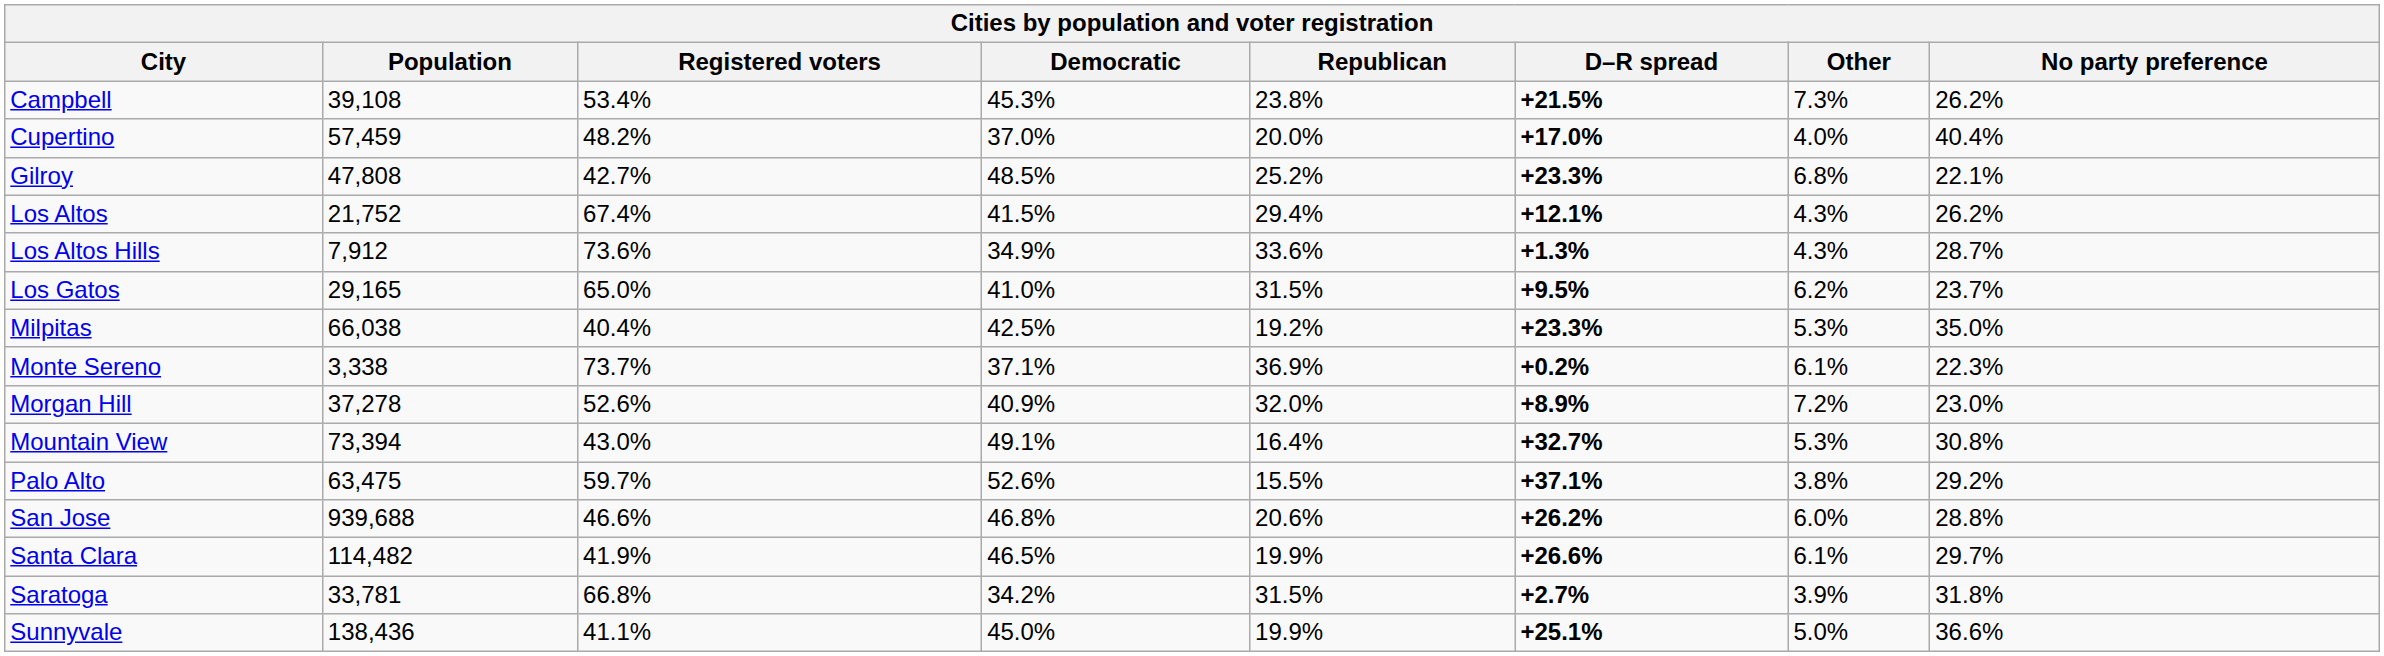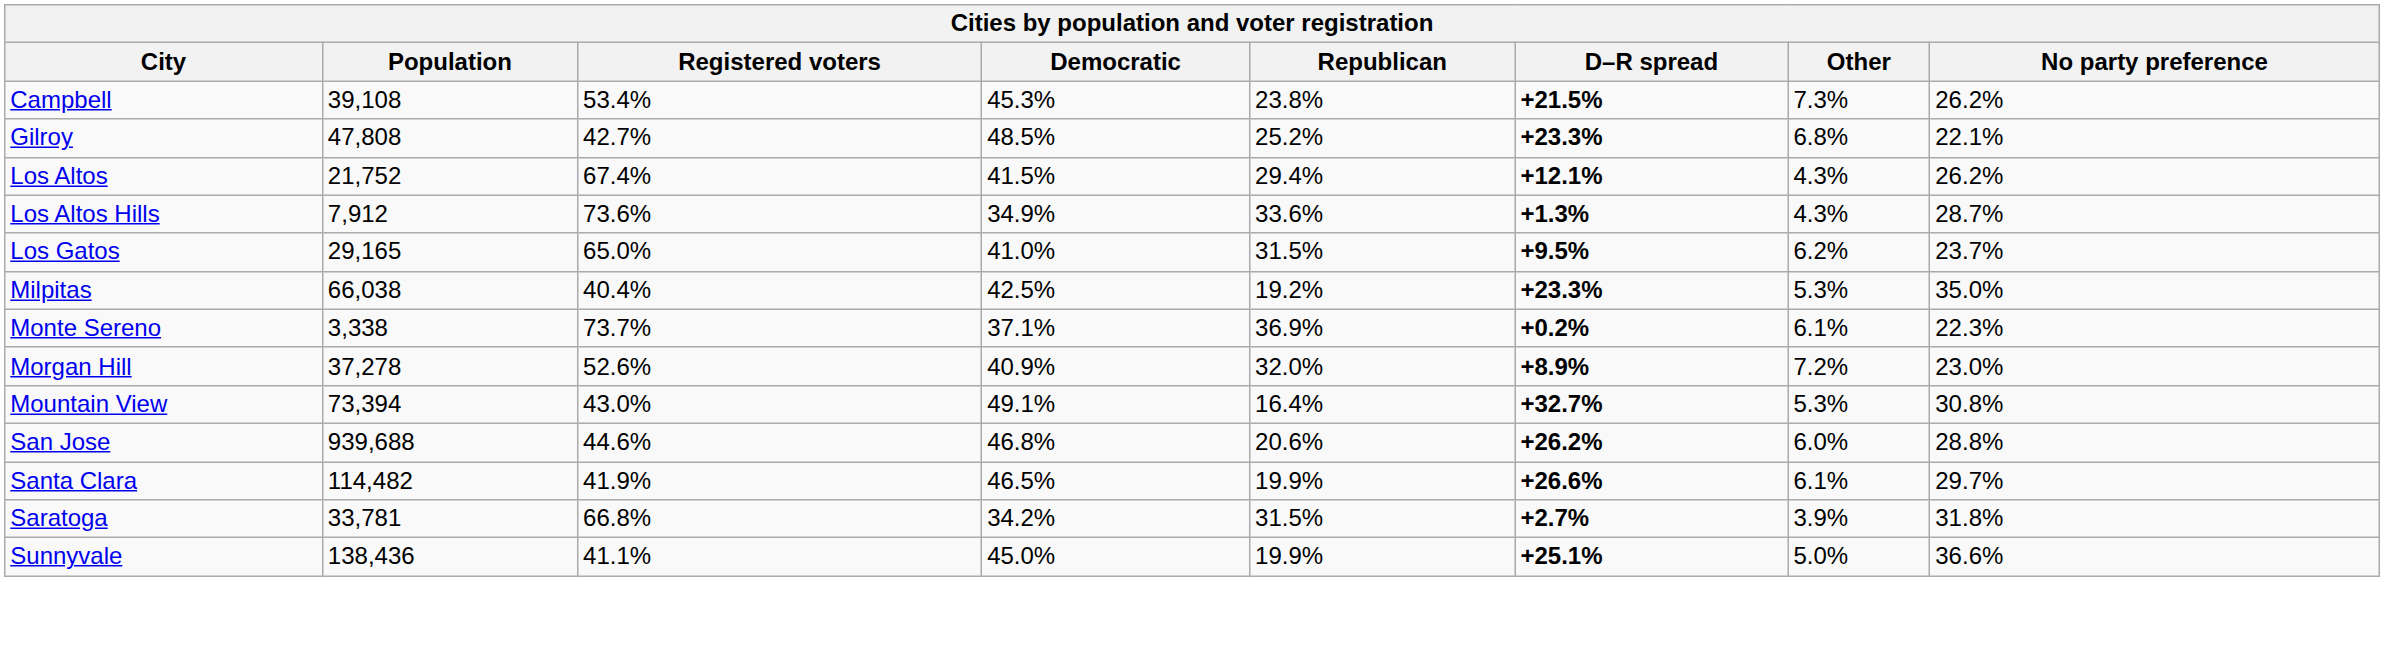- row: (62, 137)
- row: (58, 480)
(617, 518) 46.6% -> (617, 442) 44.6%
